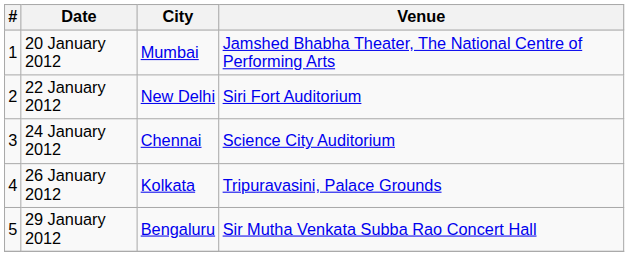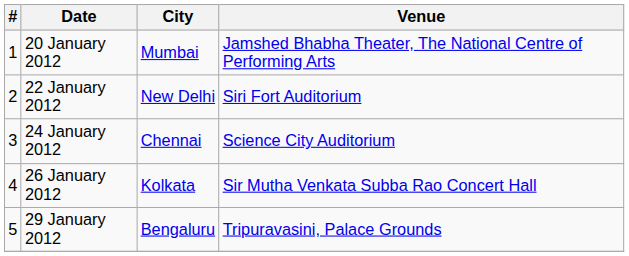(332, 185) Tripuravasini, Palace Grounds -> (380, 185) Sir Mutha Venkata Subba Rao Concert Hall
(380, 229) Sir Mutha Venkata Subba Rao Concert Hall -> (332, 229) Tripuravasini, Palace Grounds
